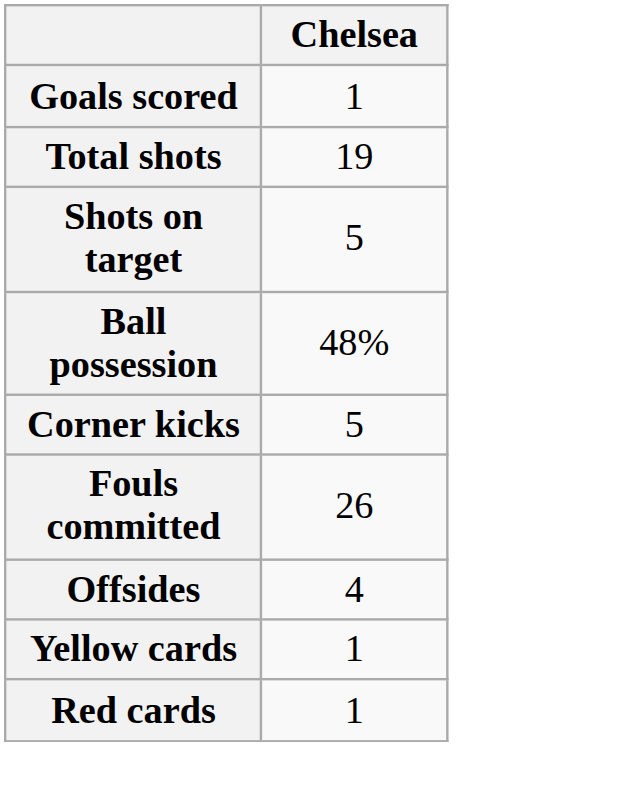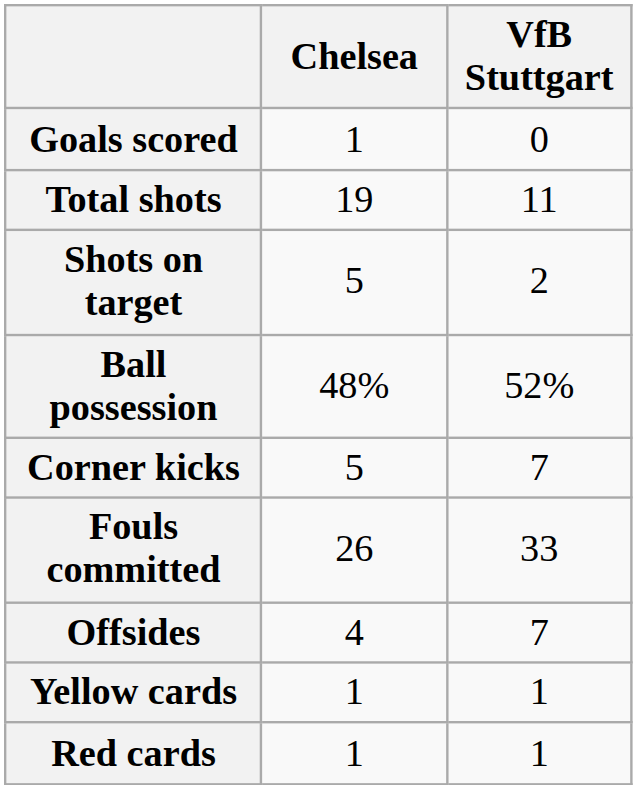+ column: (539, 56)
